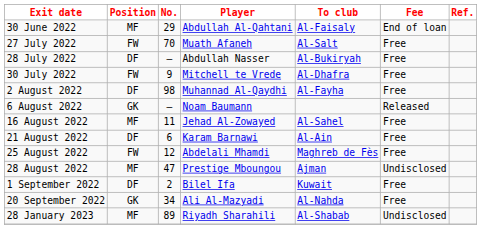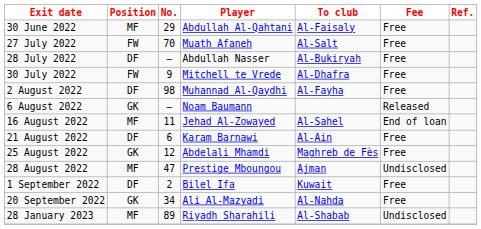(415, 28) End of loan -> (394, 28) Free
(394, 122) Free -> (415, 122) End of loan
(133, 153) FW -> (133, 153) GK
